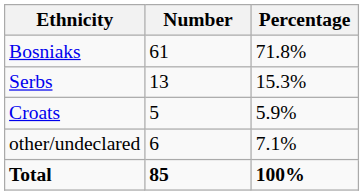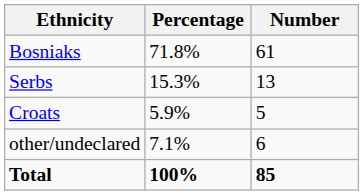columns swapped: (198, 19) <-> (305, 19)
